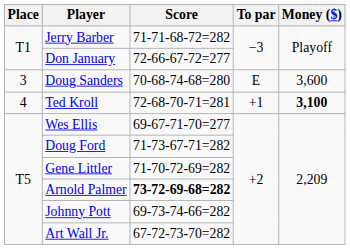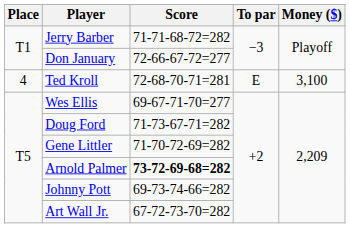- row: (84, 80)
(256, 102) +1 -> (256, 80) E
(312, 102) bold -> (312, 80) normal
